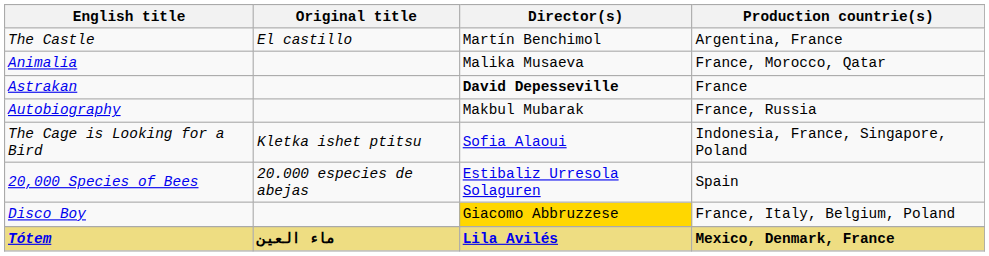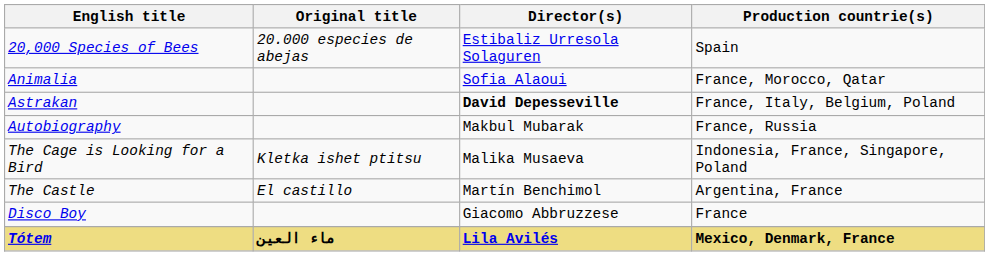rows swapped: (103, 182) <-> (51, 40)
(523, 63) Malika Musaeva -> (515, 80) Sofia Alaoui
(721, 87) France -> (825, 104) France, Italy, Belgium, Poland
(515, 142) Sofia Alaoui -> (523, 159) Malika Musaeva
(541, 214) gold background -> (541, 214) no background
(825, 214) France, Italy, Belgium, Poland -> (721, 214) France
